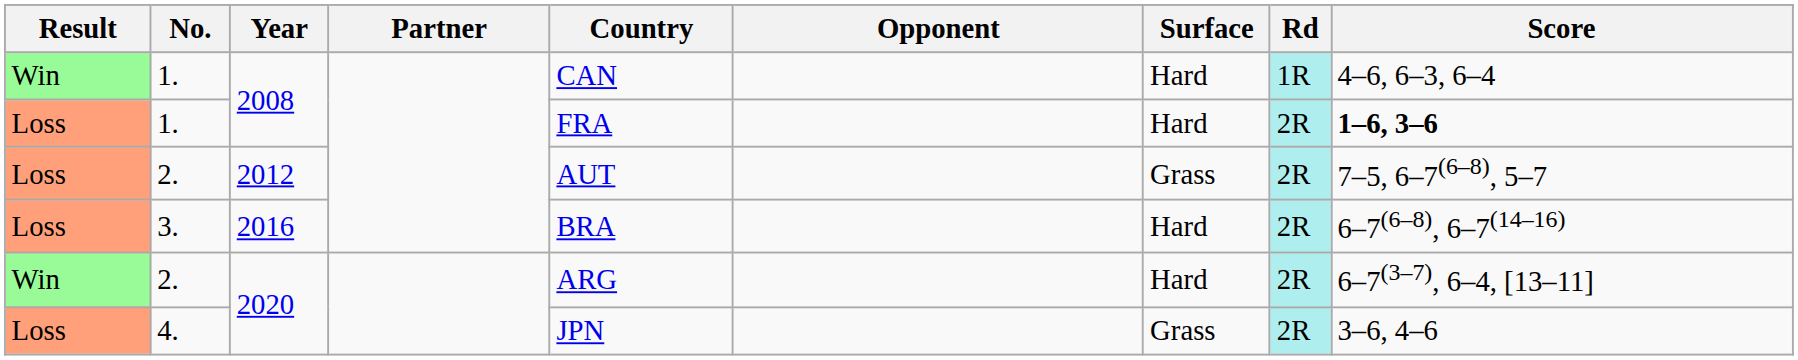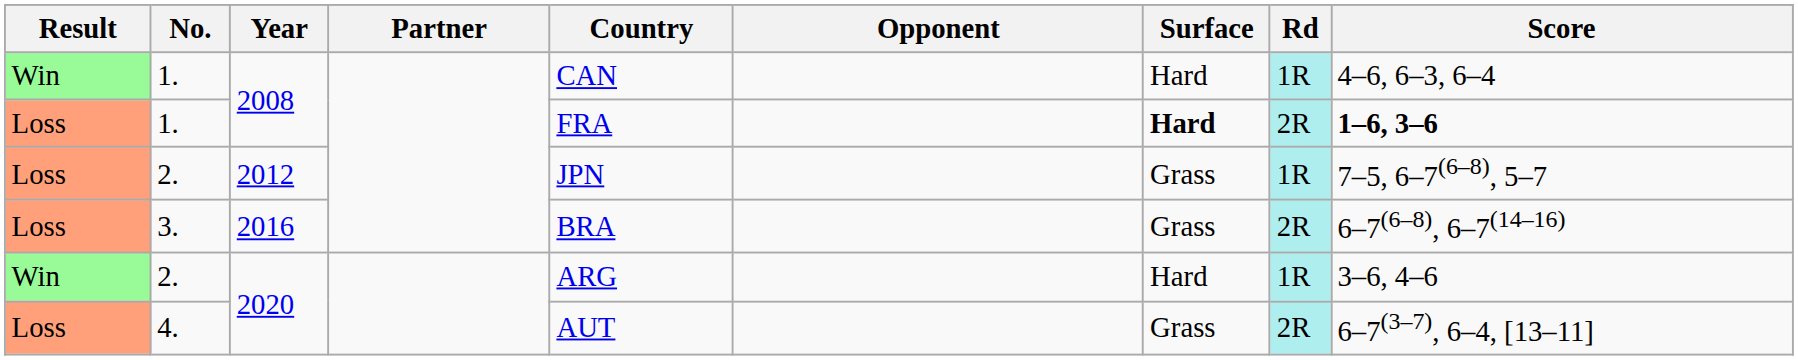(1179, 123) normal -> (1183, 123) bold
(586, 173) AUT -> (580, 173) JPN
(1294, 173) 2R -> (1294, 173) 1R
(1179, 226) Hard -> (1183, 226) Grass
(1294, 279) 2R -> (1294, 276) 1R
(1466, 279) 6–7(3–7), 6–4, [13–11] -> (1388, 276) 3–6, 4–6
(580, 329) JPN -> (586, 327) AUT
(1388, 329) 3–6, 4–6 -> (1466, 327) 6–7(3–7), 6–4, [13–11]
